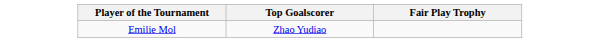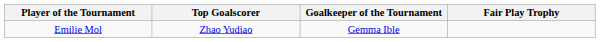+ column: (374, 12)
